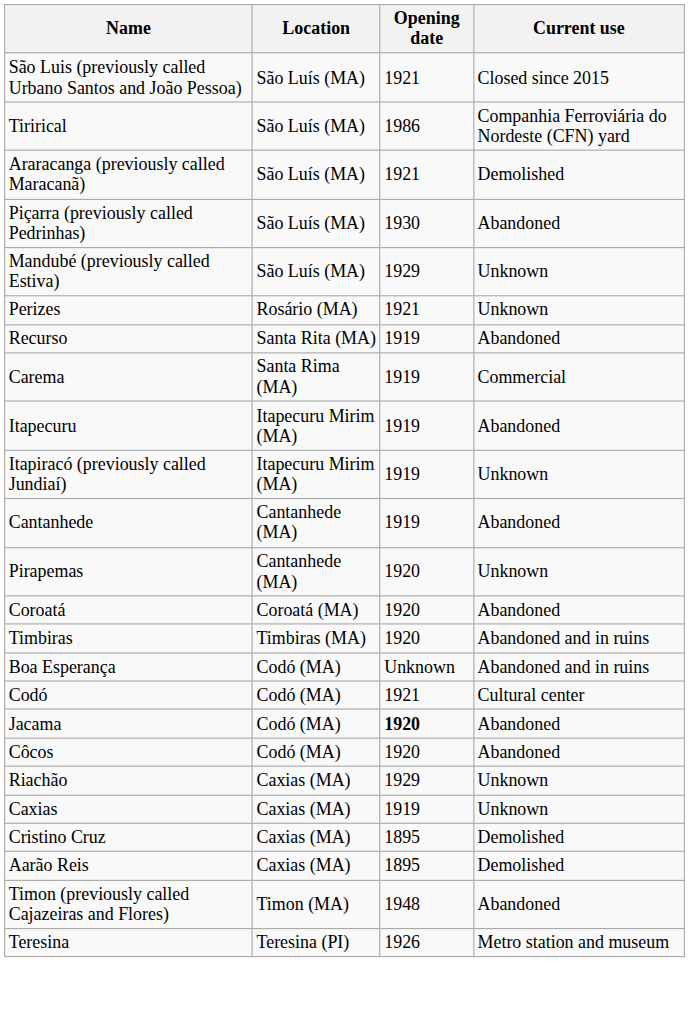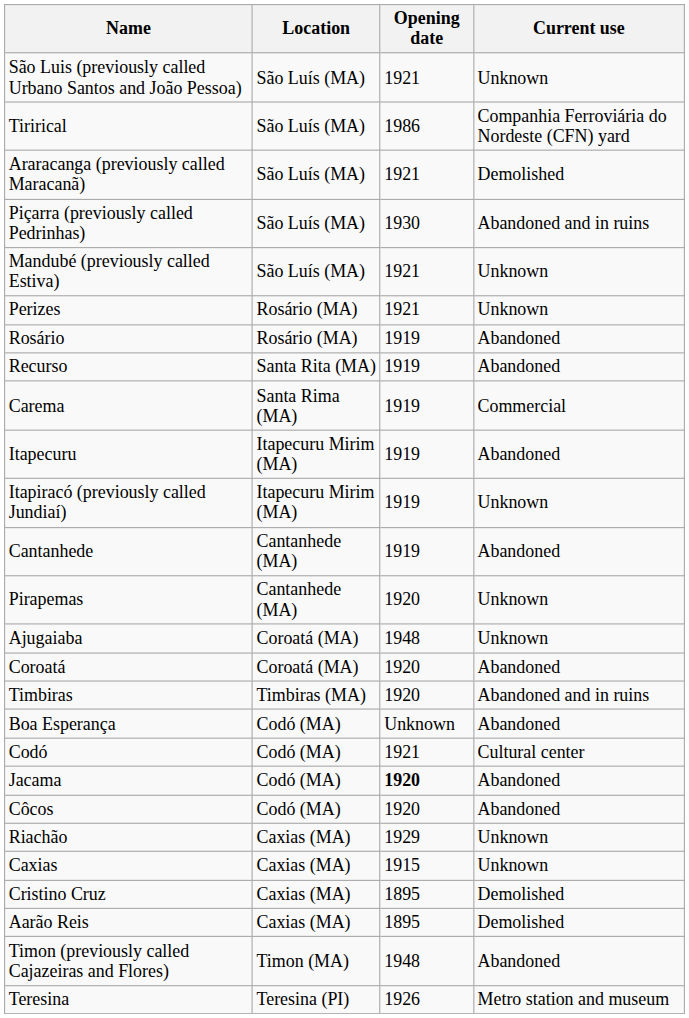(543, 77) Closed since 2015 -> (513, 77) Unknown
(519, 223) Abandoned -> (563, 223) Abandoned and in ruins
(402, 271) 1929 -> (402, 271) 1921
+ row: (37, 338)
+ row: (46, 638)
(563, 666) Abandoned and in ruins -> (519, 723) Abandoned
(402, 808) 1919 -> (402, 865) 1915
